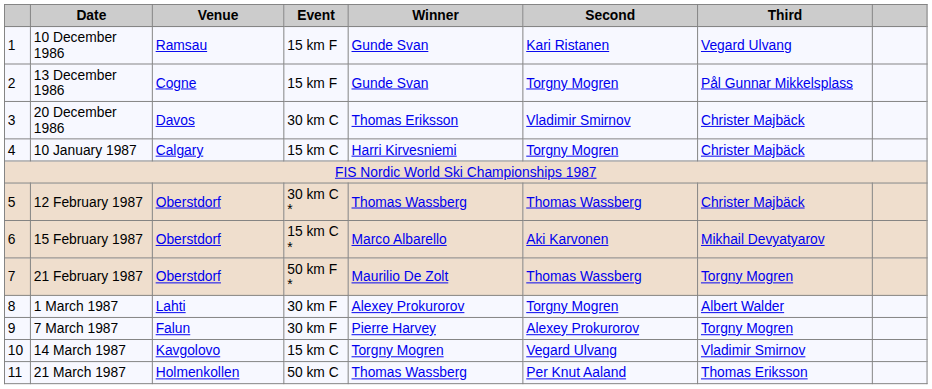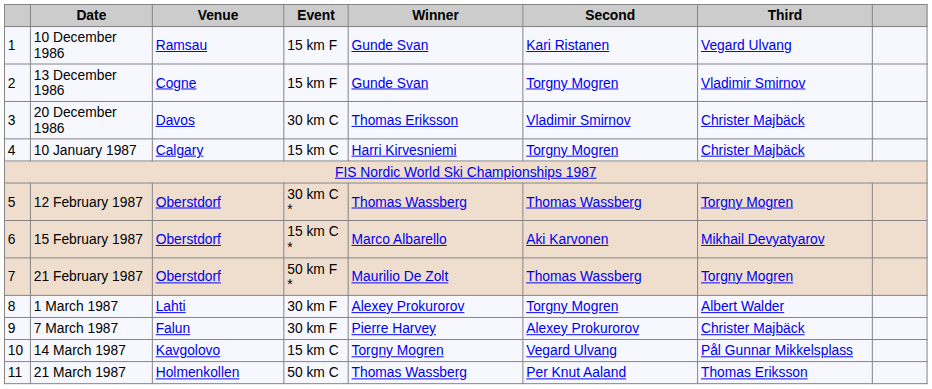(777, 83) Pål Gunnar Mikkelsplass -> (753, 83) Vladimir Smirnov
(753, 202) Christer Majbäck -> (747, 202) Torgny Mogren
(747, 328) Torgny Mogren -> (753, 328) Christer Majbäck
(753, 351) Vladimir Smirnov -> (777, 351) Pål Gunnar Mikkelsplass
